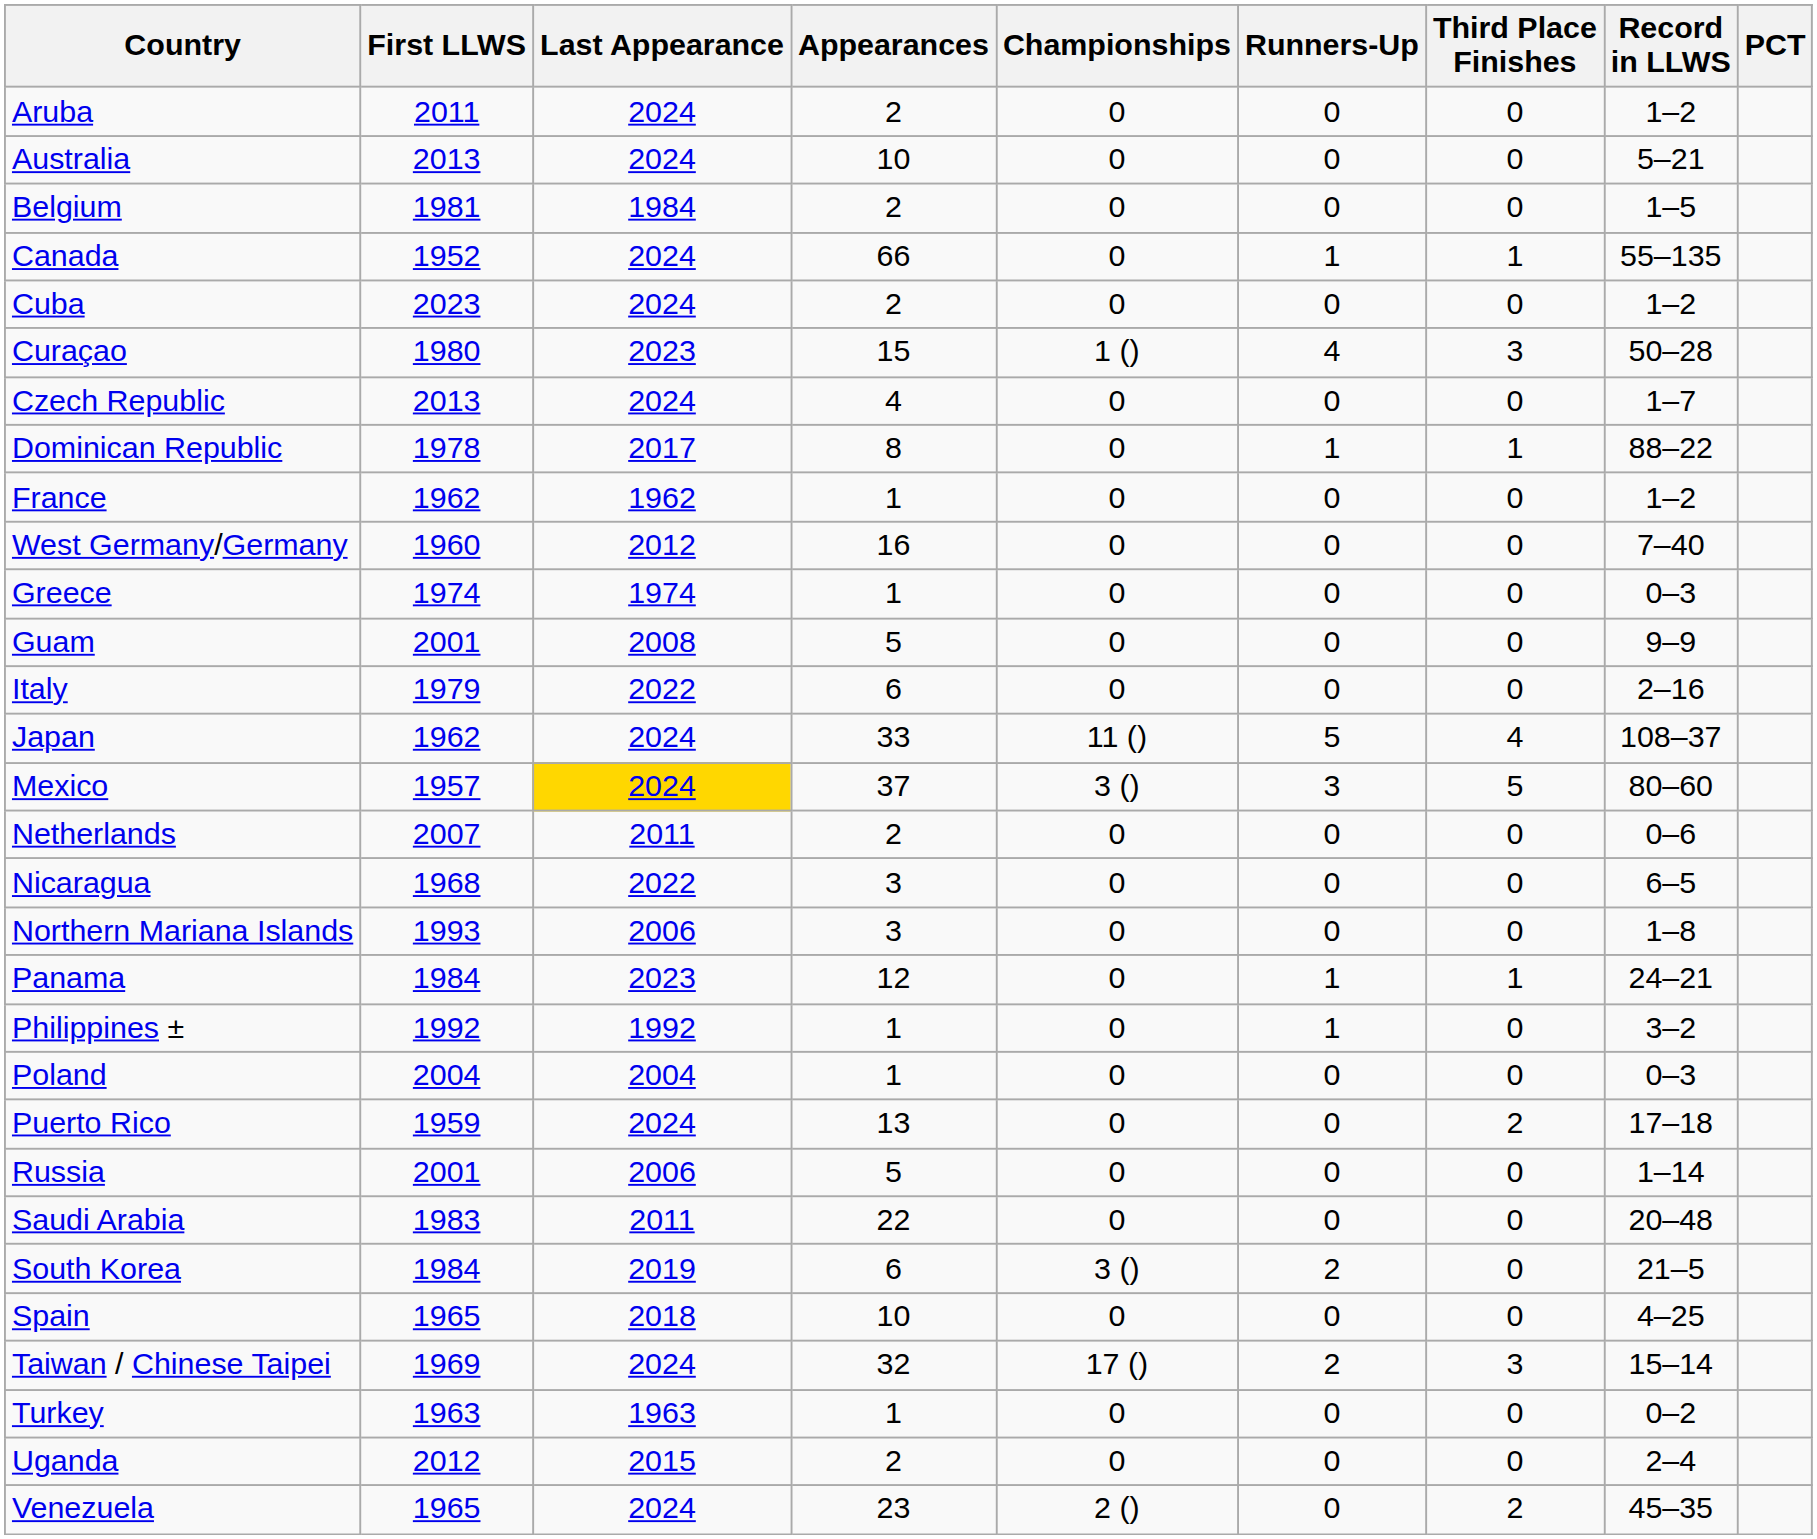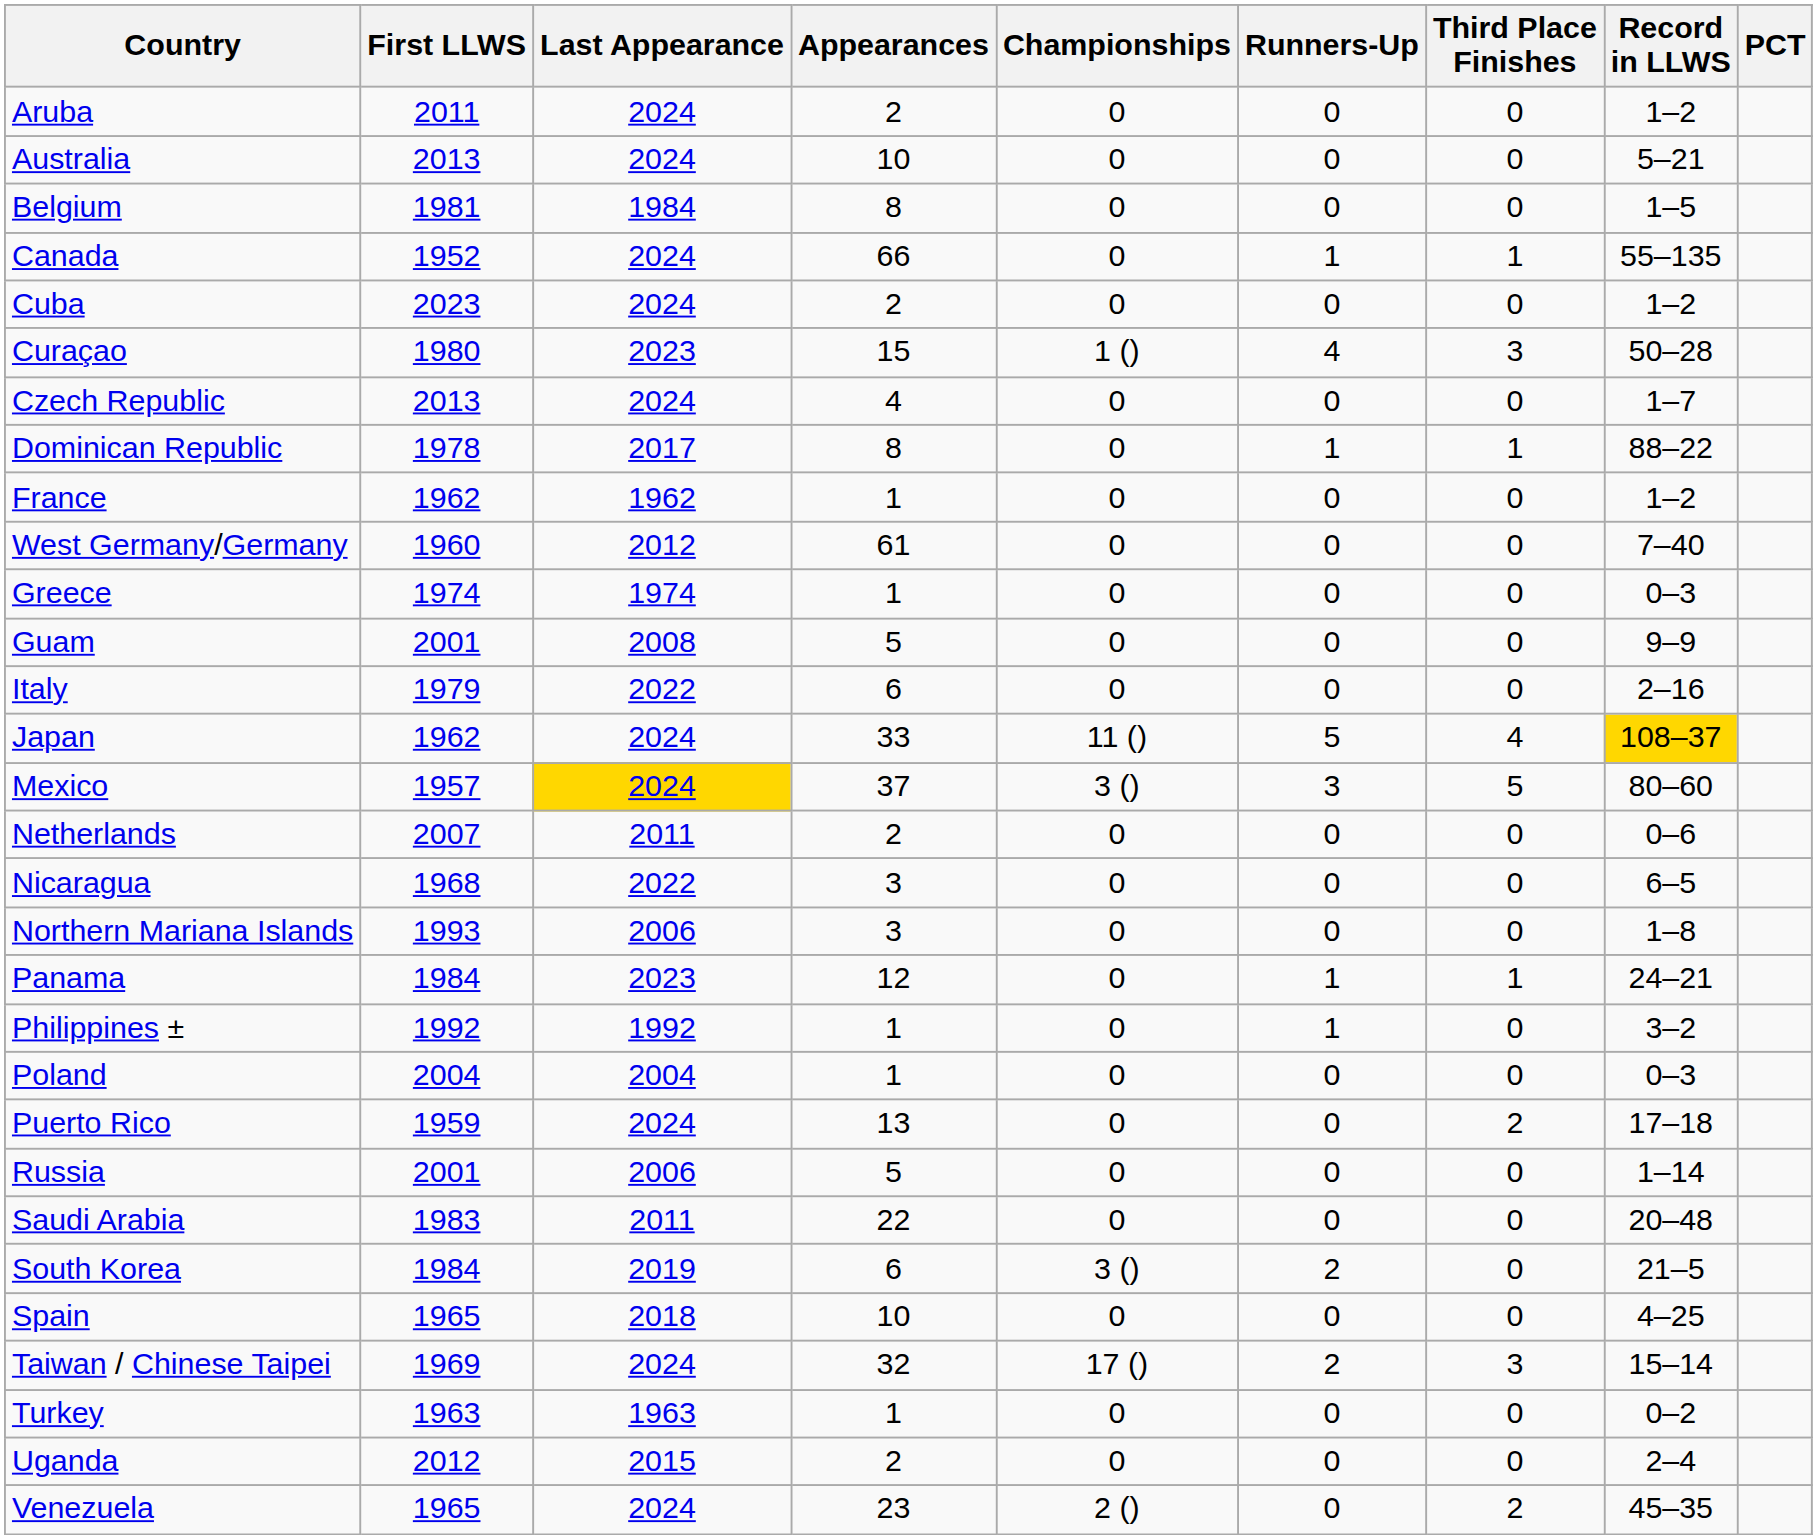(893, 207) 2 -> (893, 207) 8
(893, 544) 16 -> (893, 544) 61
(1671, 737) no background -> (1671, 737) gold background
